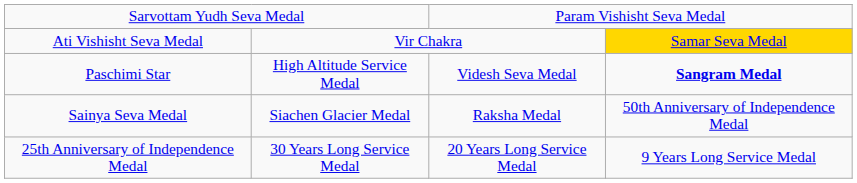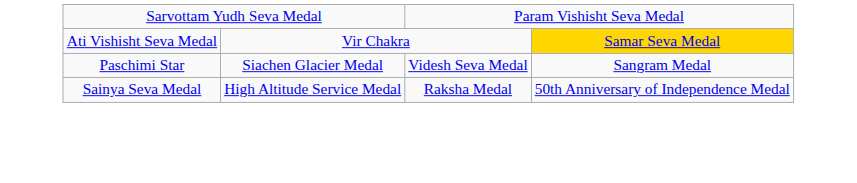(340, 74) High Altitude Service Medal -> (313, 65) Siachen Glacier Medal
(729, 74) bold -> (662, 65) normal
(340, 115) Siachen Glacier Medal -> (313, 89) High Altitude Service Medal
- row: (128, 157)
